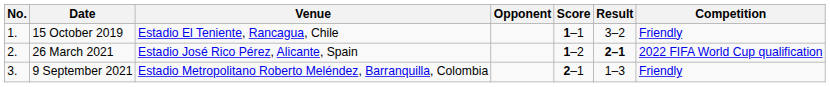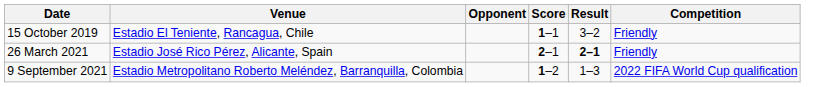- column: (17, 14)
(574, 52) 1–2 -> (549, 52) 2–1
(731, 52) 2022 FIFA World Cup qualification -> (635, 52) Friendly
(574, 71) 2–1 -> (549, 71) 1–2
(661, 71) Friendly -> (706, 71) 2022 FIFA World Cup qualification
